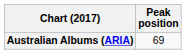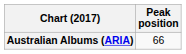(158, 40) 69 -> (158, 40) 66
